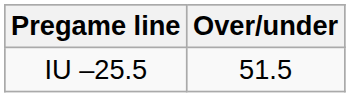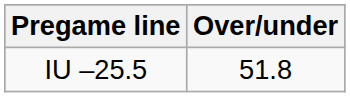(266, 69) 51.5 -> (266, 69) 51.8
